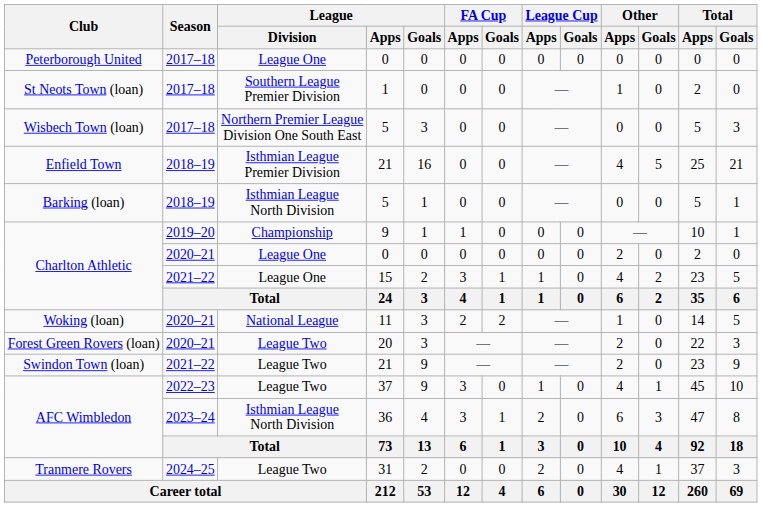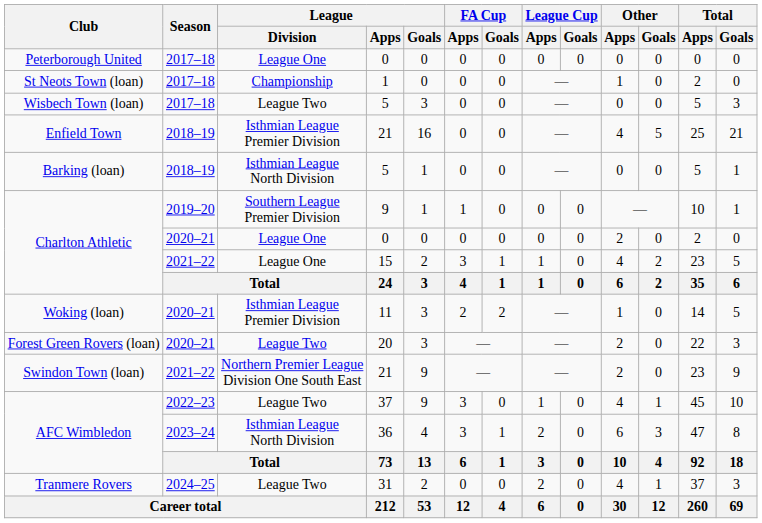(292, 89) Southern League Premier Division -> (292, 81) Championship
(292, 127) Northern Premier League Division One South East -> (292, 103) League Two
(292, 232) Championship -> (292, 209) Southern League Premier Division
(292, 321) National League -> (292, 313) Isthmian League Premier Division
(292, 365) League Two -> (292, 372) Northern Premier League Division One South East
